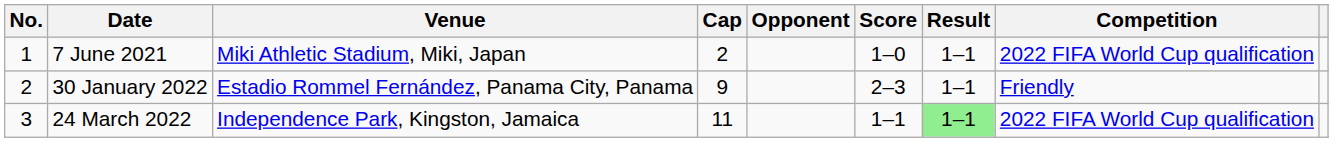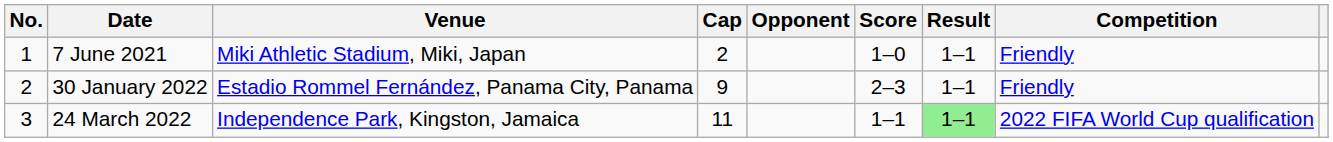(1157, 53) 2022 FIFA World Cup qualification -> (1037, 53) Friendly
